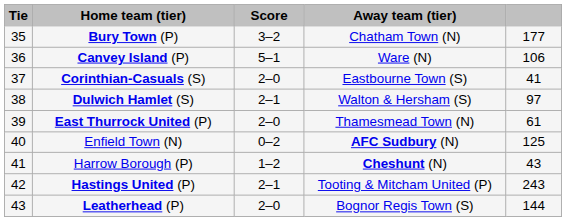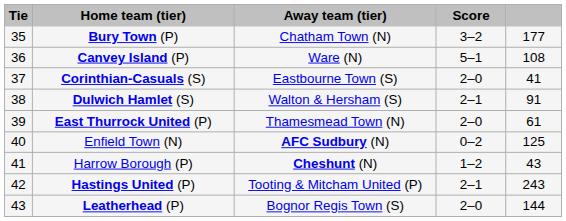columns swapped: (269, 15) <-> (405, 15)
(534, 58) 106 -> (534, 58) 108
(534, 100) 97 -> (534, 100) 91
